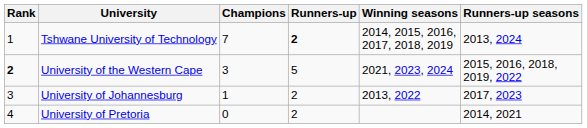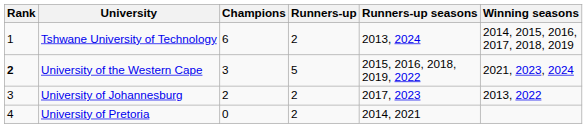columns swapped: (410, 13) <-> (521, 13)
(225, 38) 7 -> (225, 38) 6
(294, 38) bold -> (294, 38) normal
(225, 95) 1 -> (225, 95) 2
